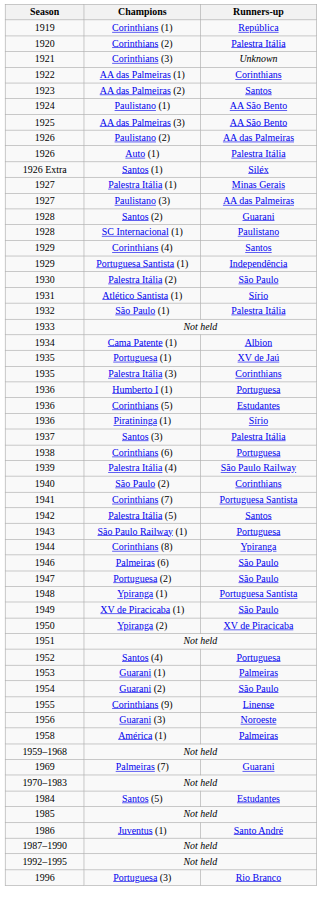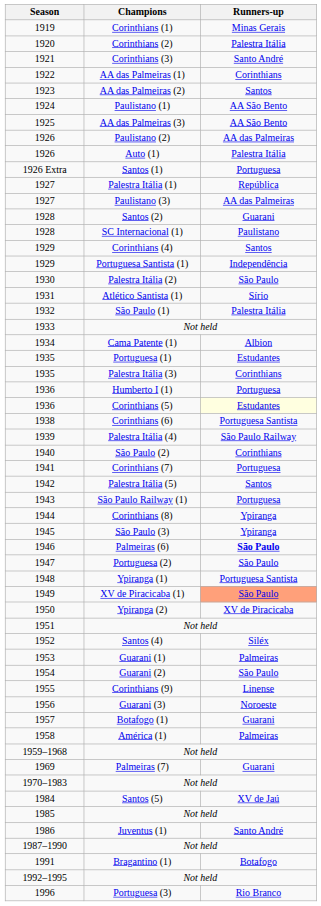(258, 28) República -> (258, 28) Minas Gerais
(258, 59) Unknown -> (258, 59) Santo André
(258, 169) Siléx -> (258, 169) Portuguesa
(258, 185) Minas Gerais -> (258, 185) República
(258, 358) XV de Jaú -> (258, 358) Estudantes
(258, 405) no background -> (258, 405) lightyellow background
- row: (45, 421)
- row: (45, 437)
(258, 452) Portuguesa -> (258, 421) Portuguesa Santista
(258, 500) Portuguesa Santista -> (258, 468) Portuguesa
+ row: (45, 531)
(258, 563) normal -> (258, 547) bold
(258, 610) no background -> (258, 594) lightsalmon background
(258, 657) Portuguesa -> (258, 641) Siléx
+ row: (45, 720)
(258, 798) Estudantes -> (258, 798) XV de Jaú
+ row: (45, 861)
